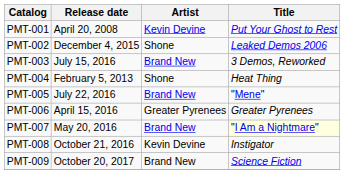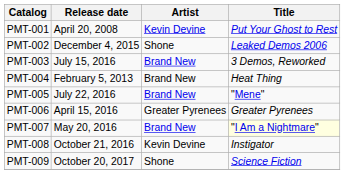(159, 78) Shone -> (170, 78) Brand New
(170, 161) Brand New -> (159, 161) Shone
